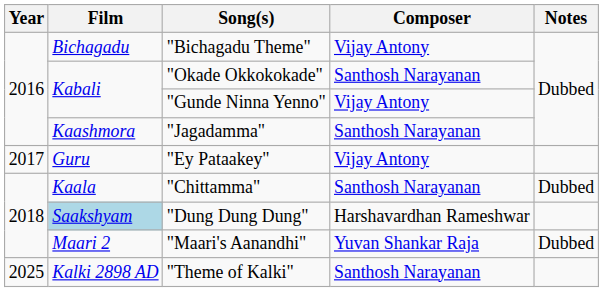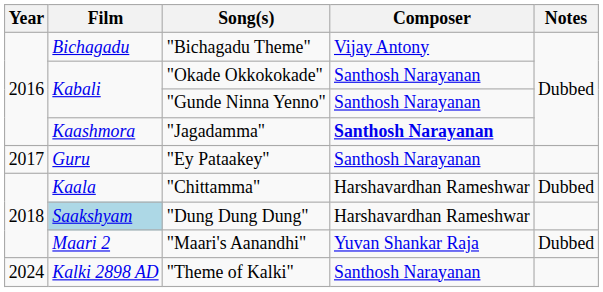(382, 103) Vijay Antony -> (407, 103) Santhosh Narayanan
(407, 131) normal -> (414, 131) bold
(382, 159) Vijay Antony -> (407, 159) Santhosh Narayanan
(407, 187) Santhosh Narayanan -> (432, 187) Harshavardhan Rameshwar
(26, 272) 2025 -> (26, 272) 2024
